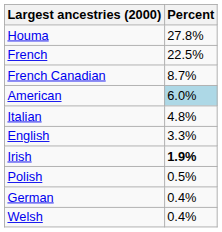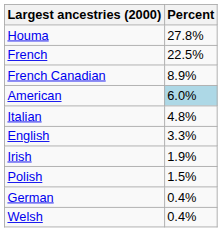(182, 76) 8.7% -> (182, 76) 8.9%
(182, 157) bold -> (182, 157) normal
(182, 177) 0.5% -> (182, 177) 1.5%
